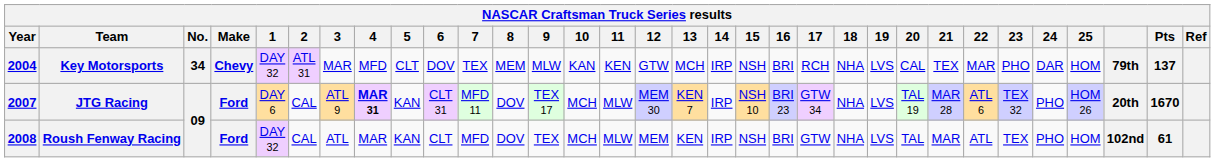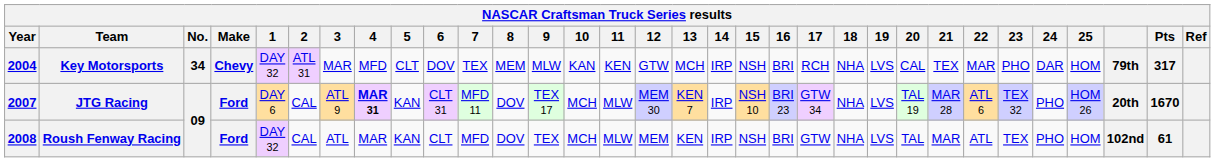(1165, 66) 137 -> (1165, 66) 317
